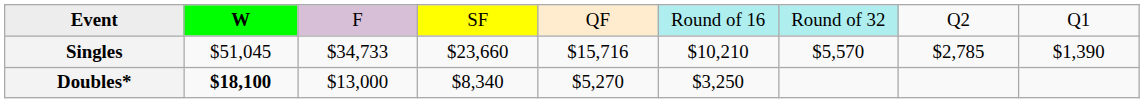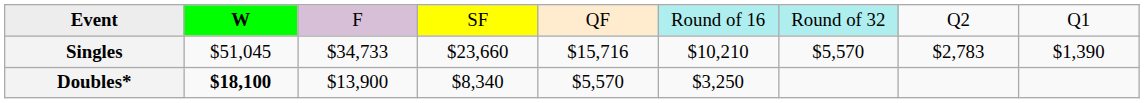(958, 51) $2,785 -> (958, 51) $2,783
(358, 82) $13,000 -> (358, 82) $13,900
(598, 82) $5,270 -> (598, 82) $5,570
